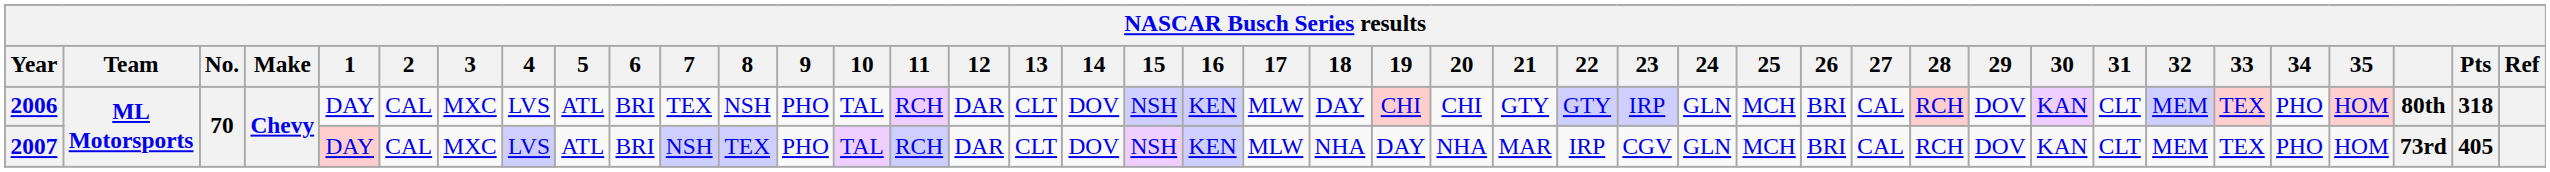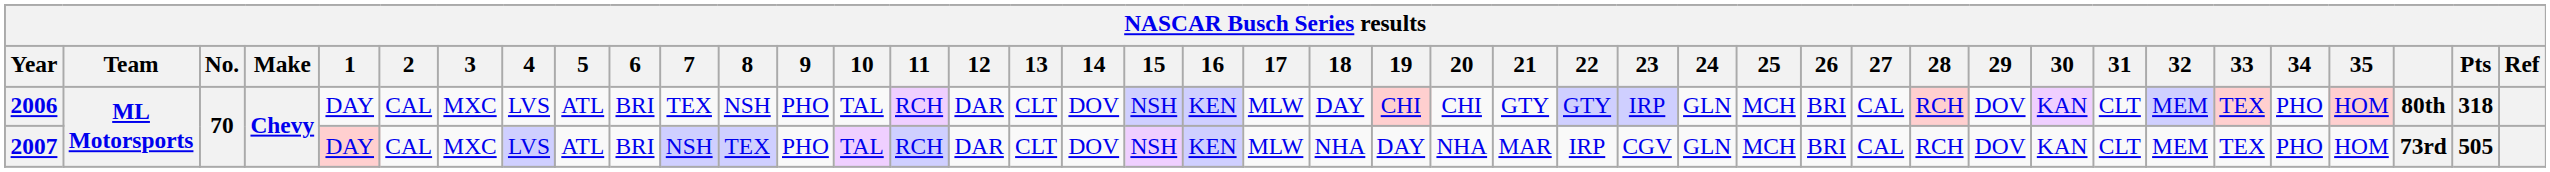(2476, 146) 405 -> (2476, 146) 505
